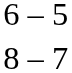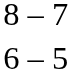rows swapped: (36, 58) <-> (36, 13)
